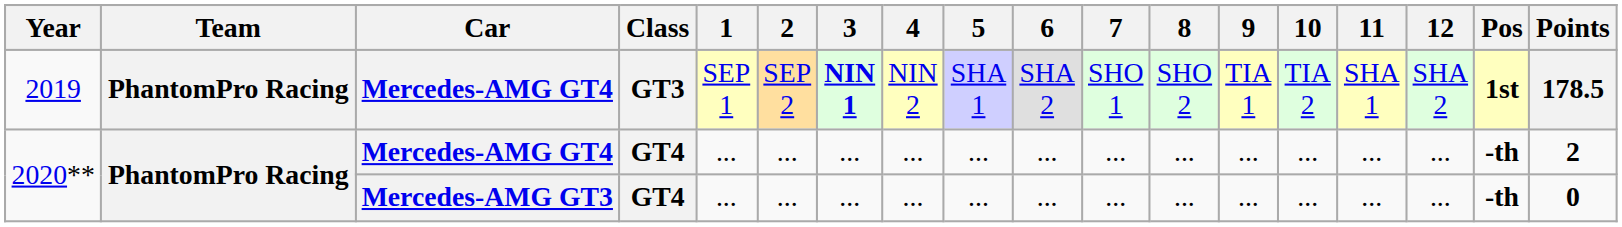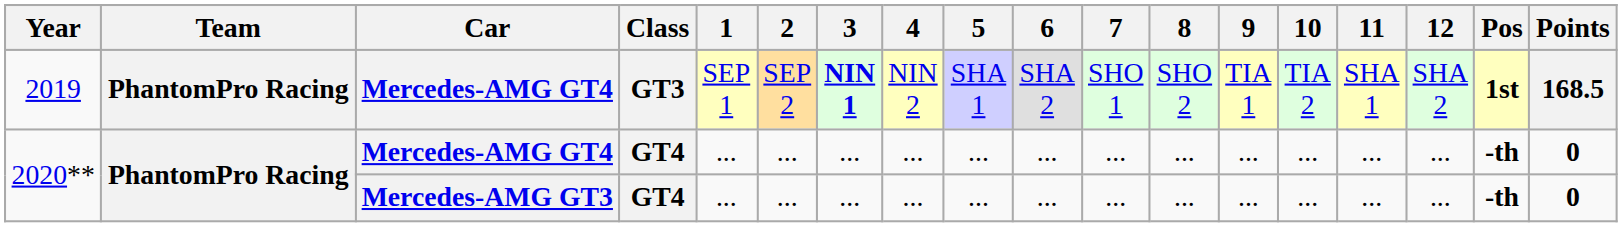(1573, 89) 178.5 -> (1573, 89) 168.5
(1573, 151) 2 -> (1573, 151) 0
